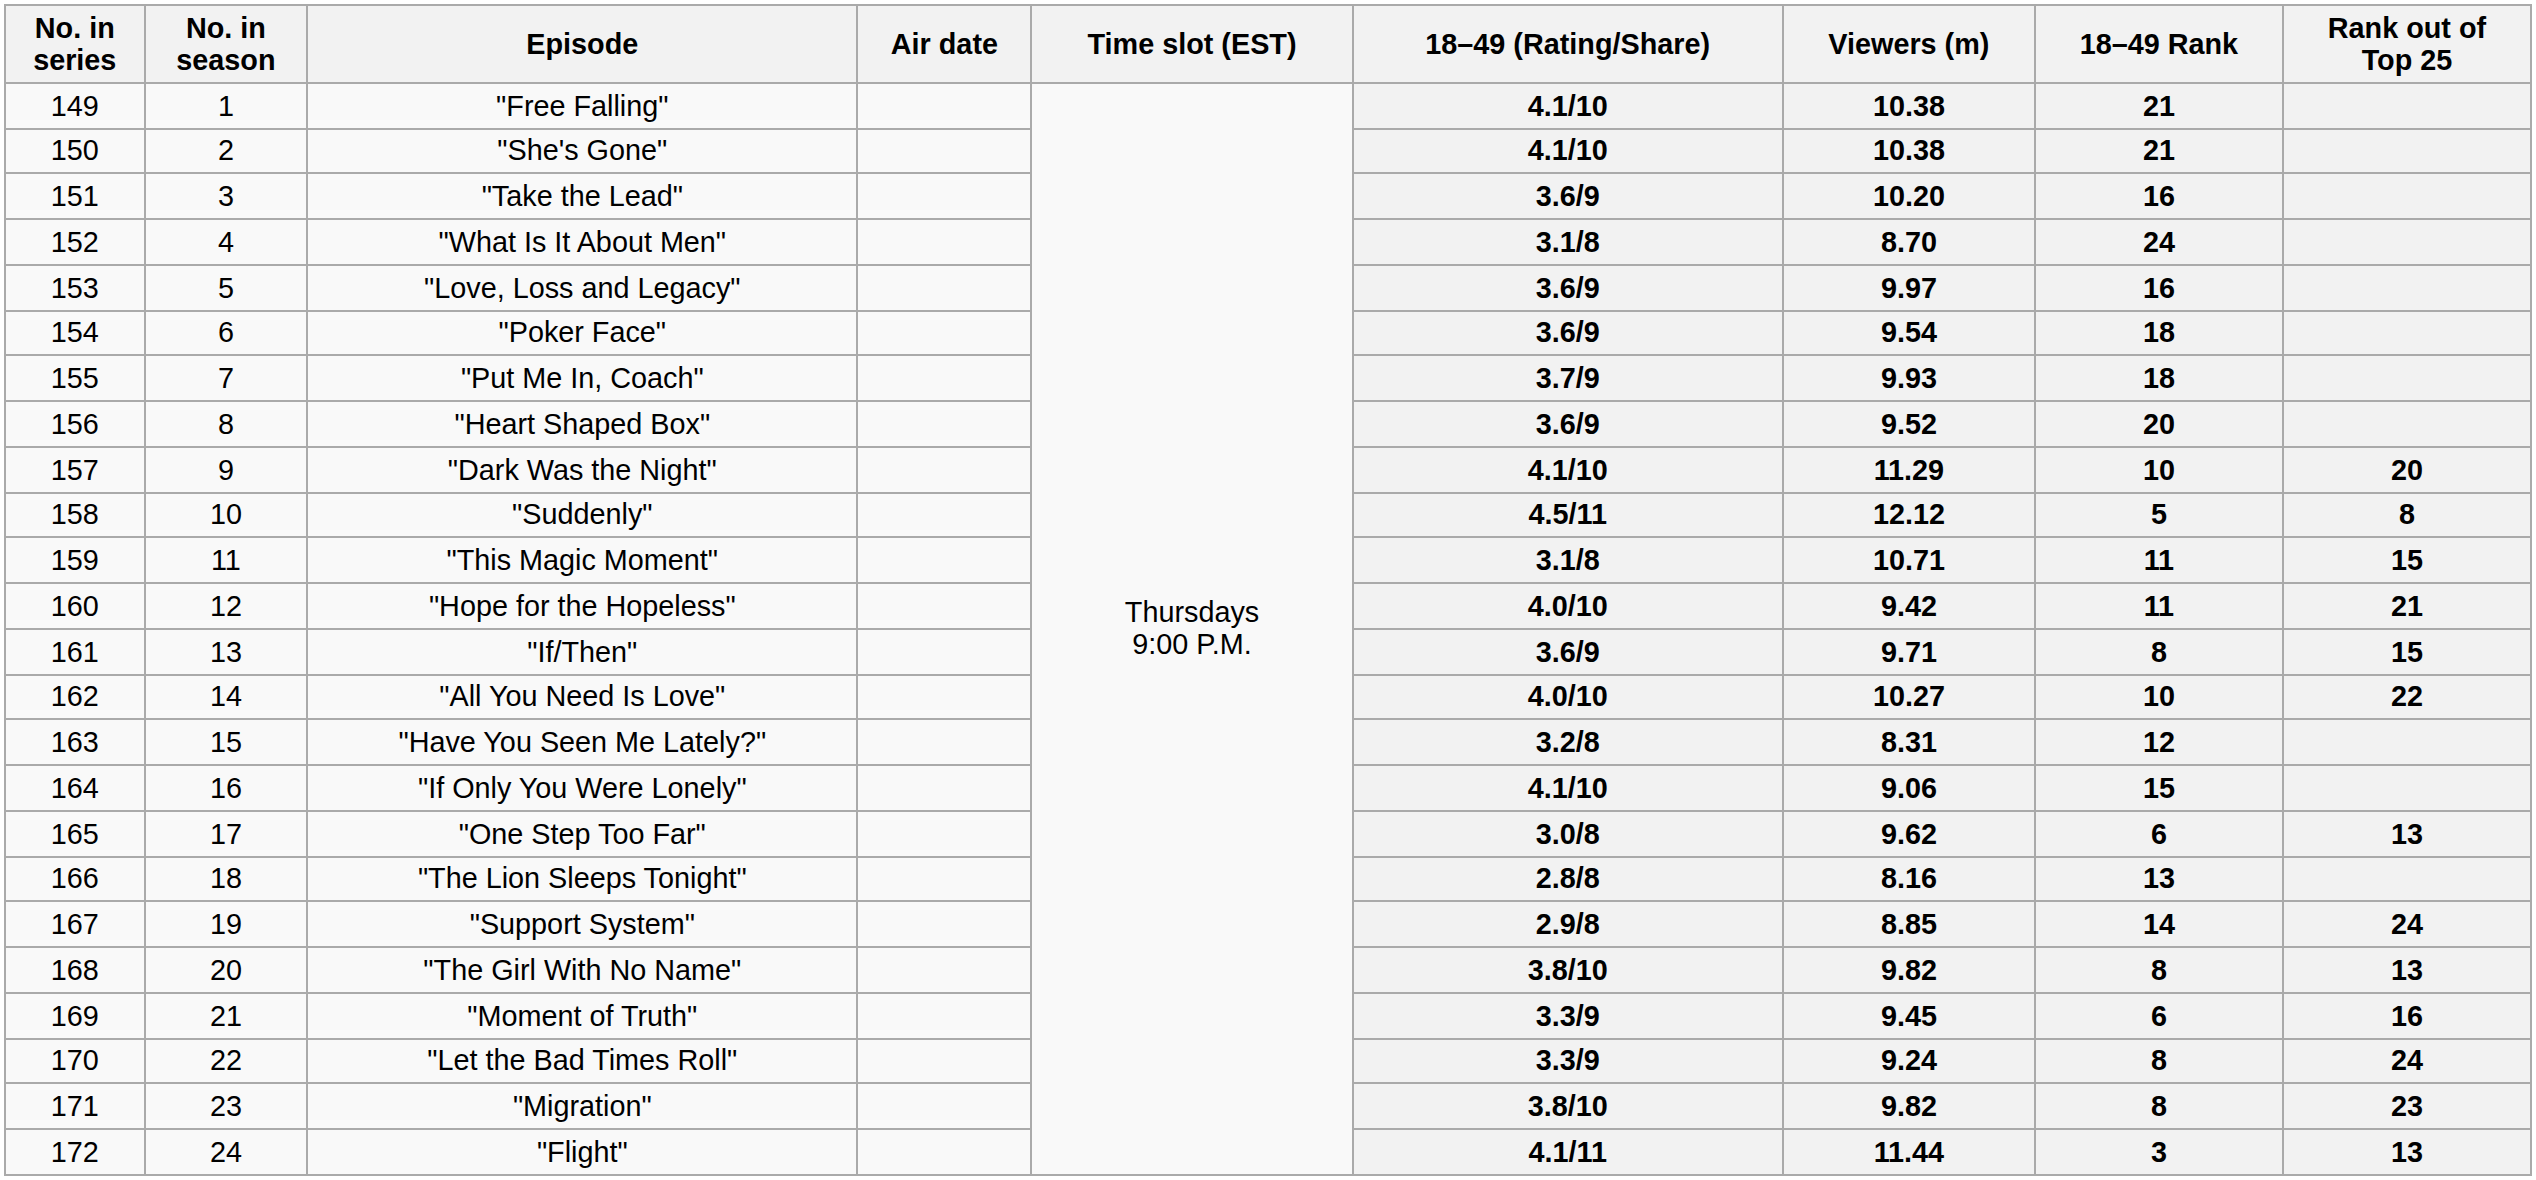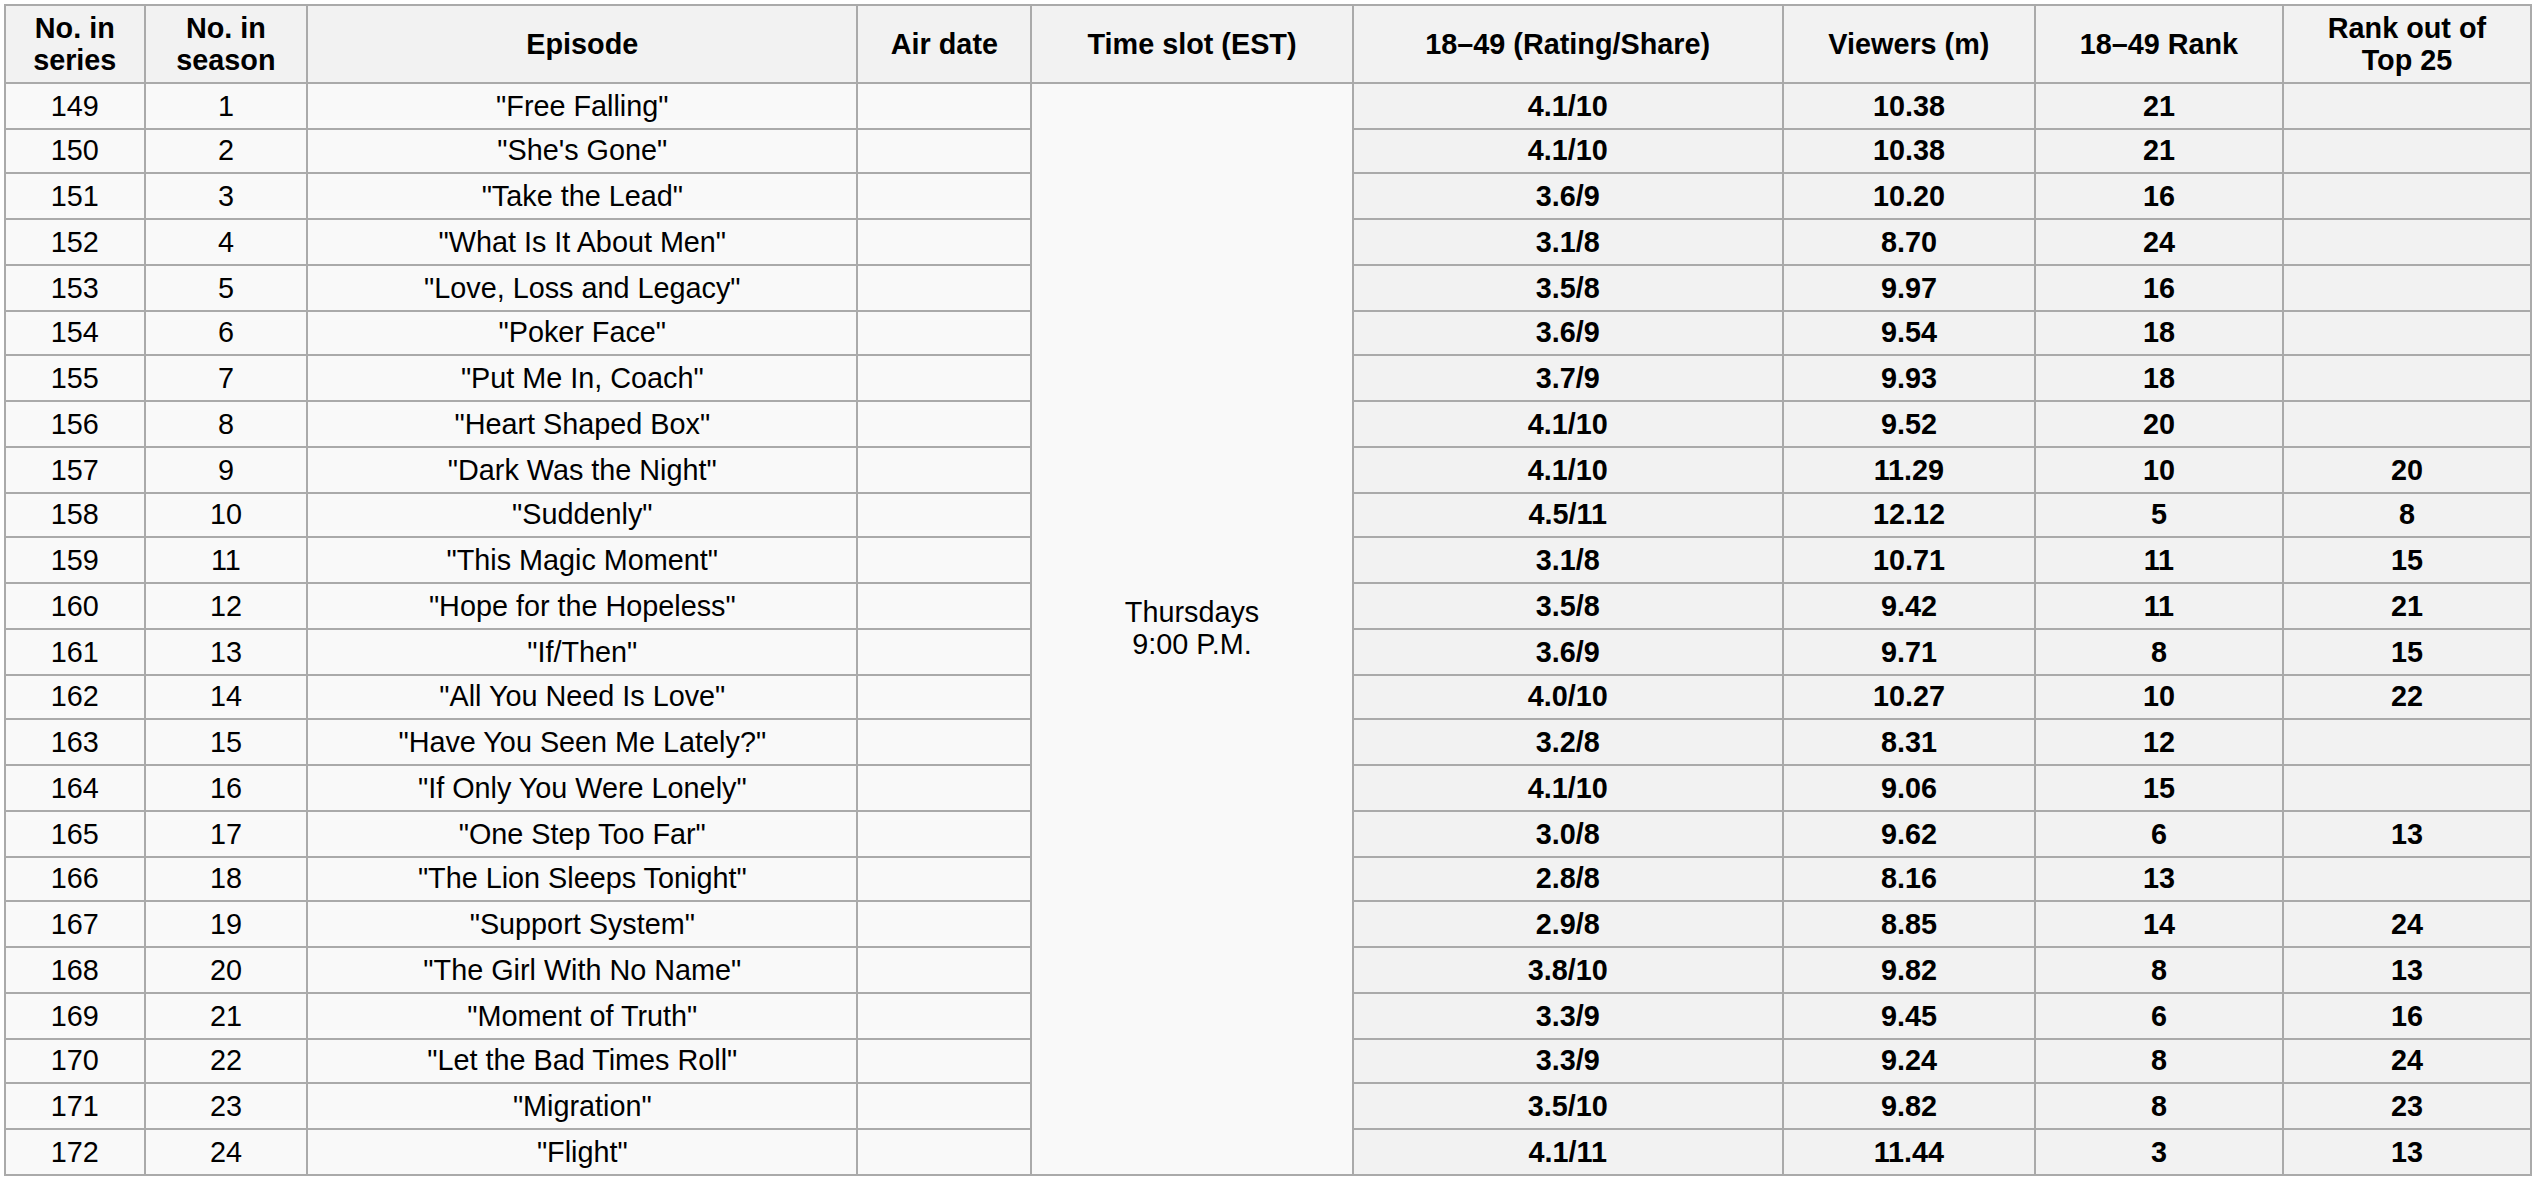(1568, 288) 3.6/9 -> (1568, 288) 3.5/8
(1568, 424) 3.6/9 -> (1568, 424) 4.1/10
(1568, 606) 4.0/10 -> (1568, 606) 3.5/8
(1568, 1107) 3.8/10 -> (1568, 1107) 3.5/10
